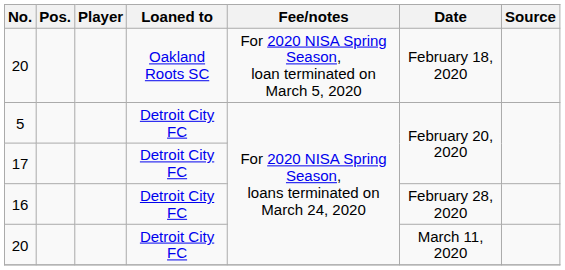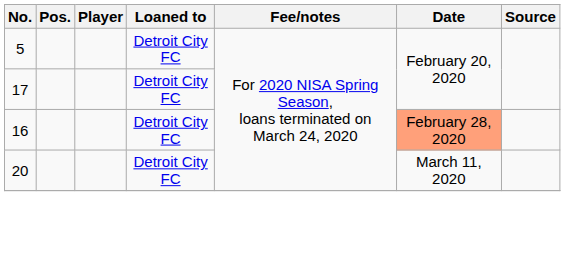- row: (20, 66)
(451, 204) no background -> (449, 130) lightsalmon background
